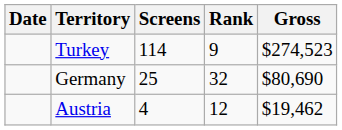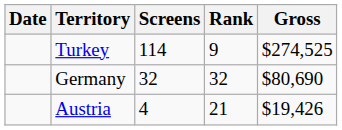(297, 49) $274,523 -> (297, 49) $274,525
(148, 79) 25 -> (148, 79) 32
(218, 109) 12 -> (218, 109) 21
(293, 109) $19,462 -> (293, 109) $19,426
